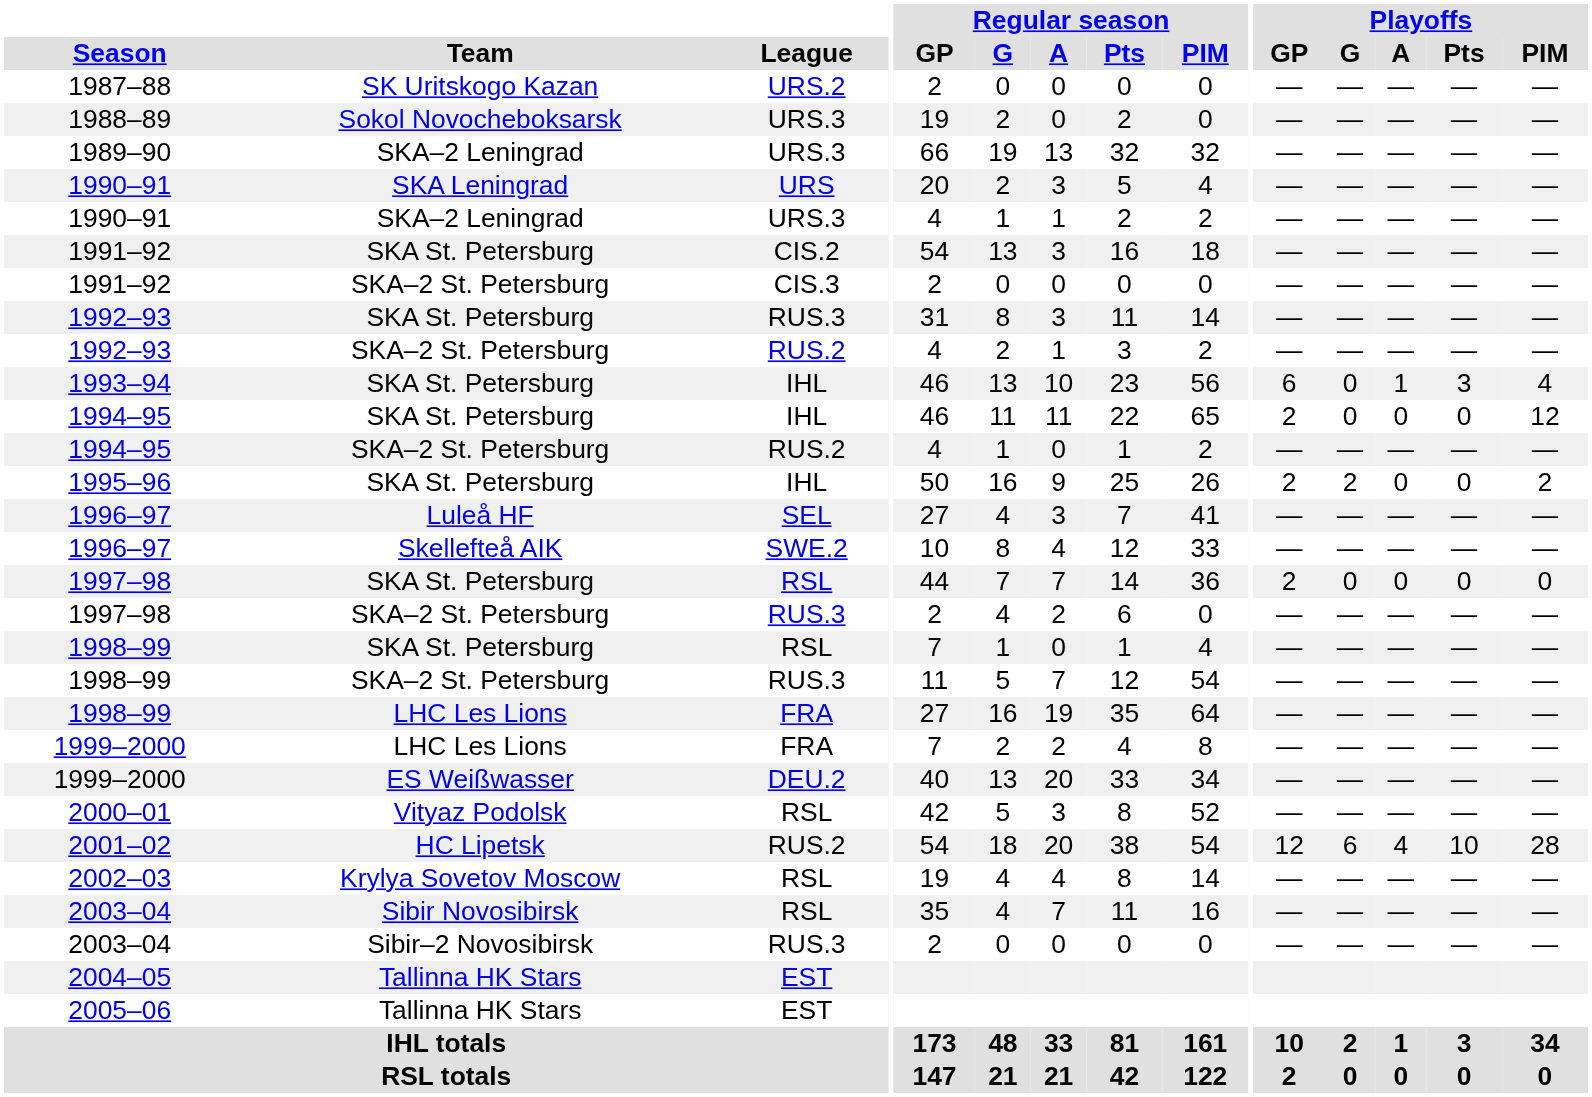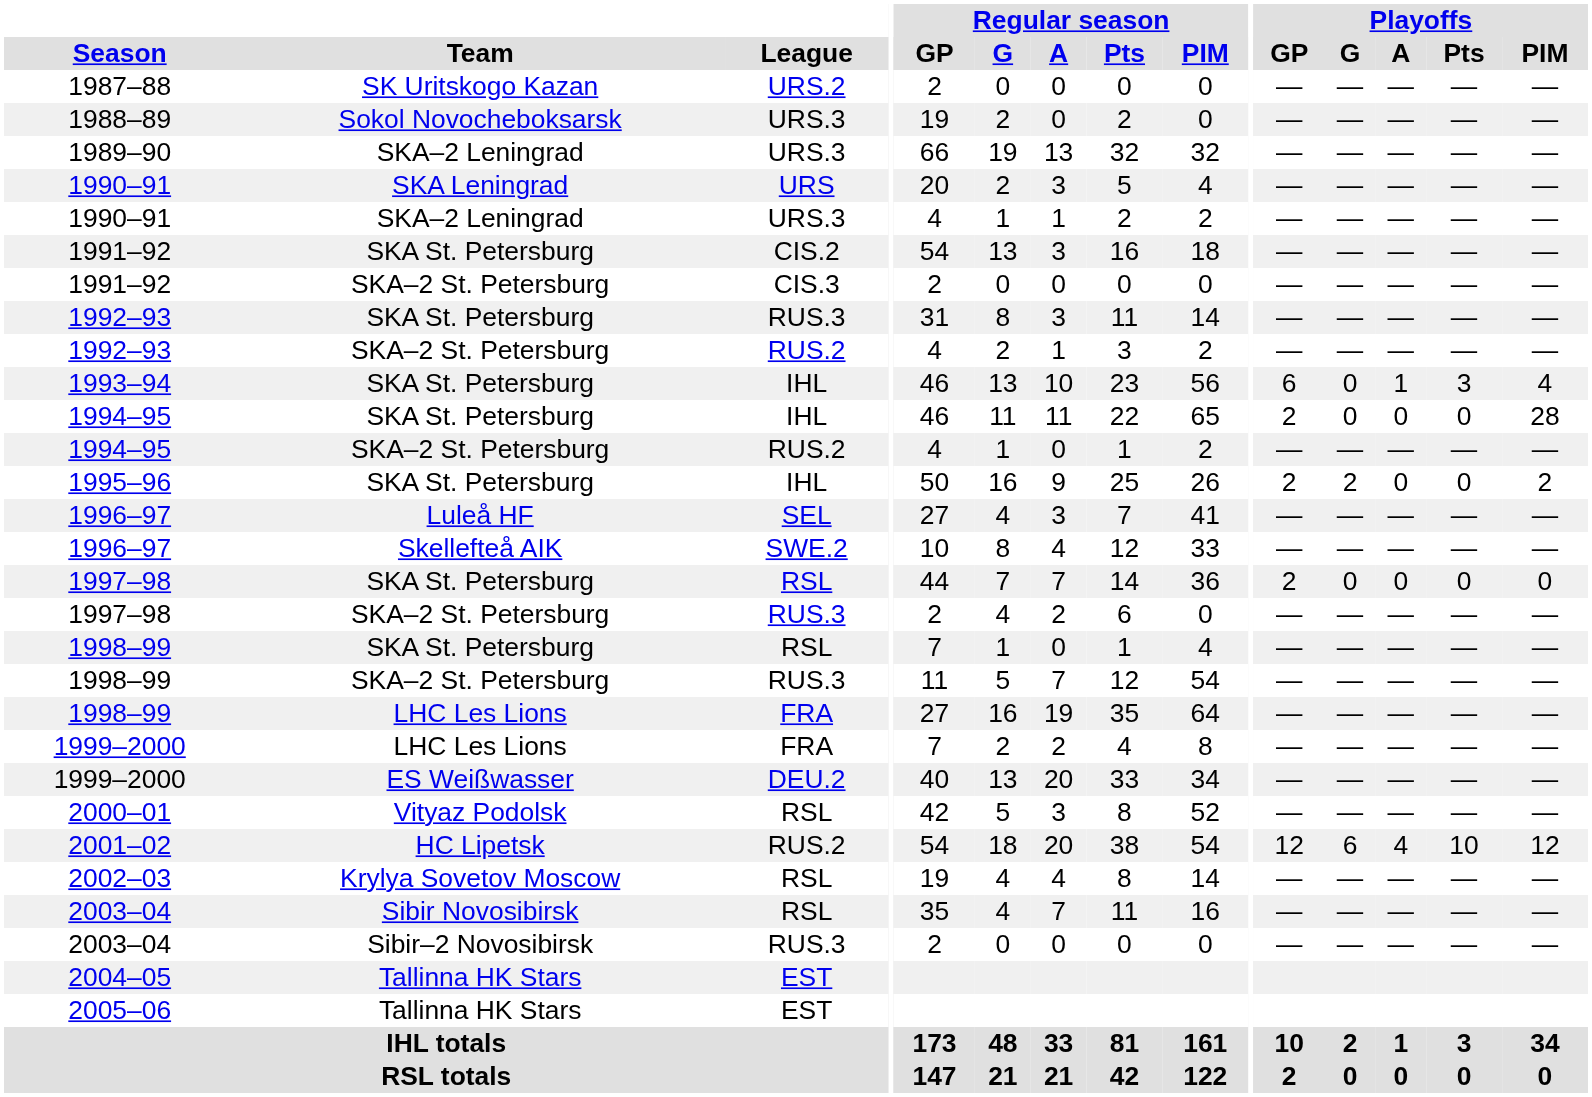(1545, 416) 12 -> (1545, 416) 28
(1545, 845) 28 -> (1545, 845) 12
